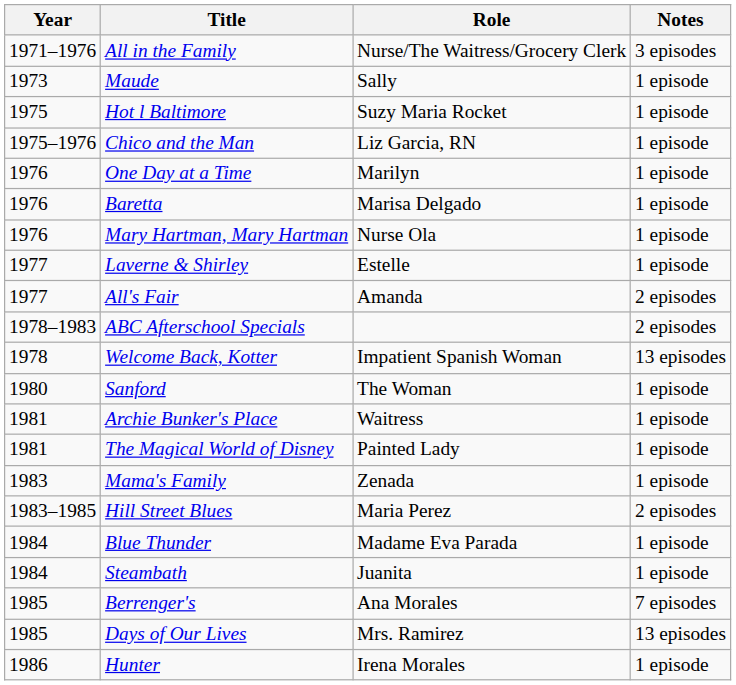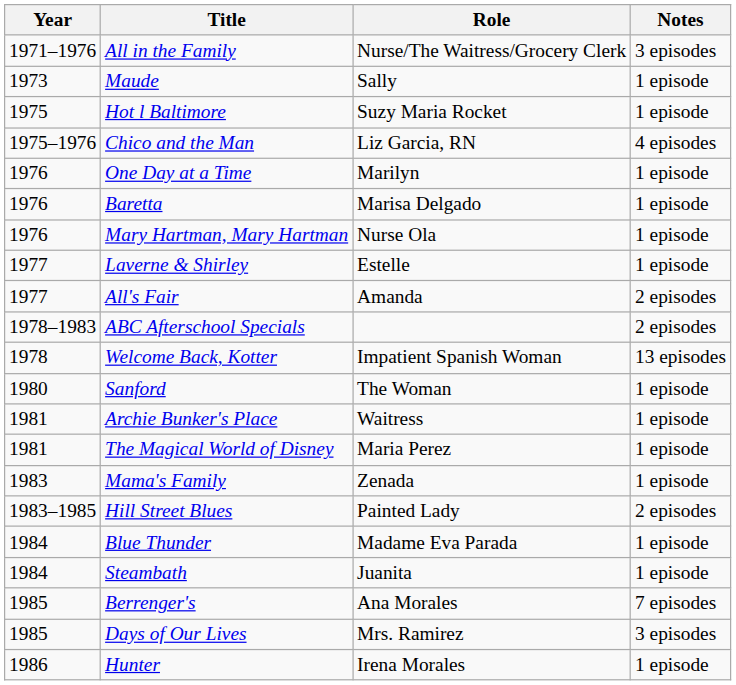(672, 142) 1 episode -> (676, 142) 4 episodes
(408, 449) Painted Lady -> (404, 449) Maria Perez
(404, 511) Maria Perez -> (408, 511) Painted Lady
(680, 633) 13 episodes -> (676, 633) 3 episodes
